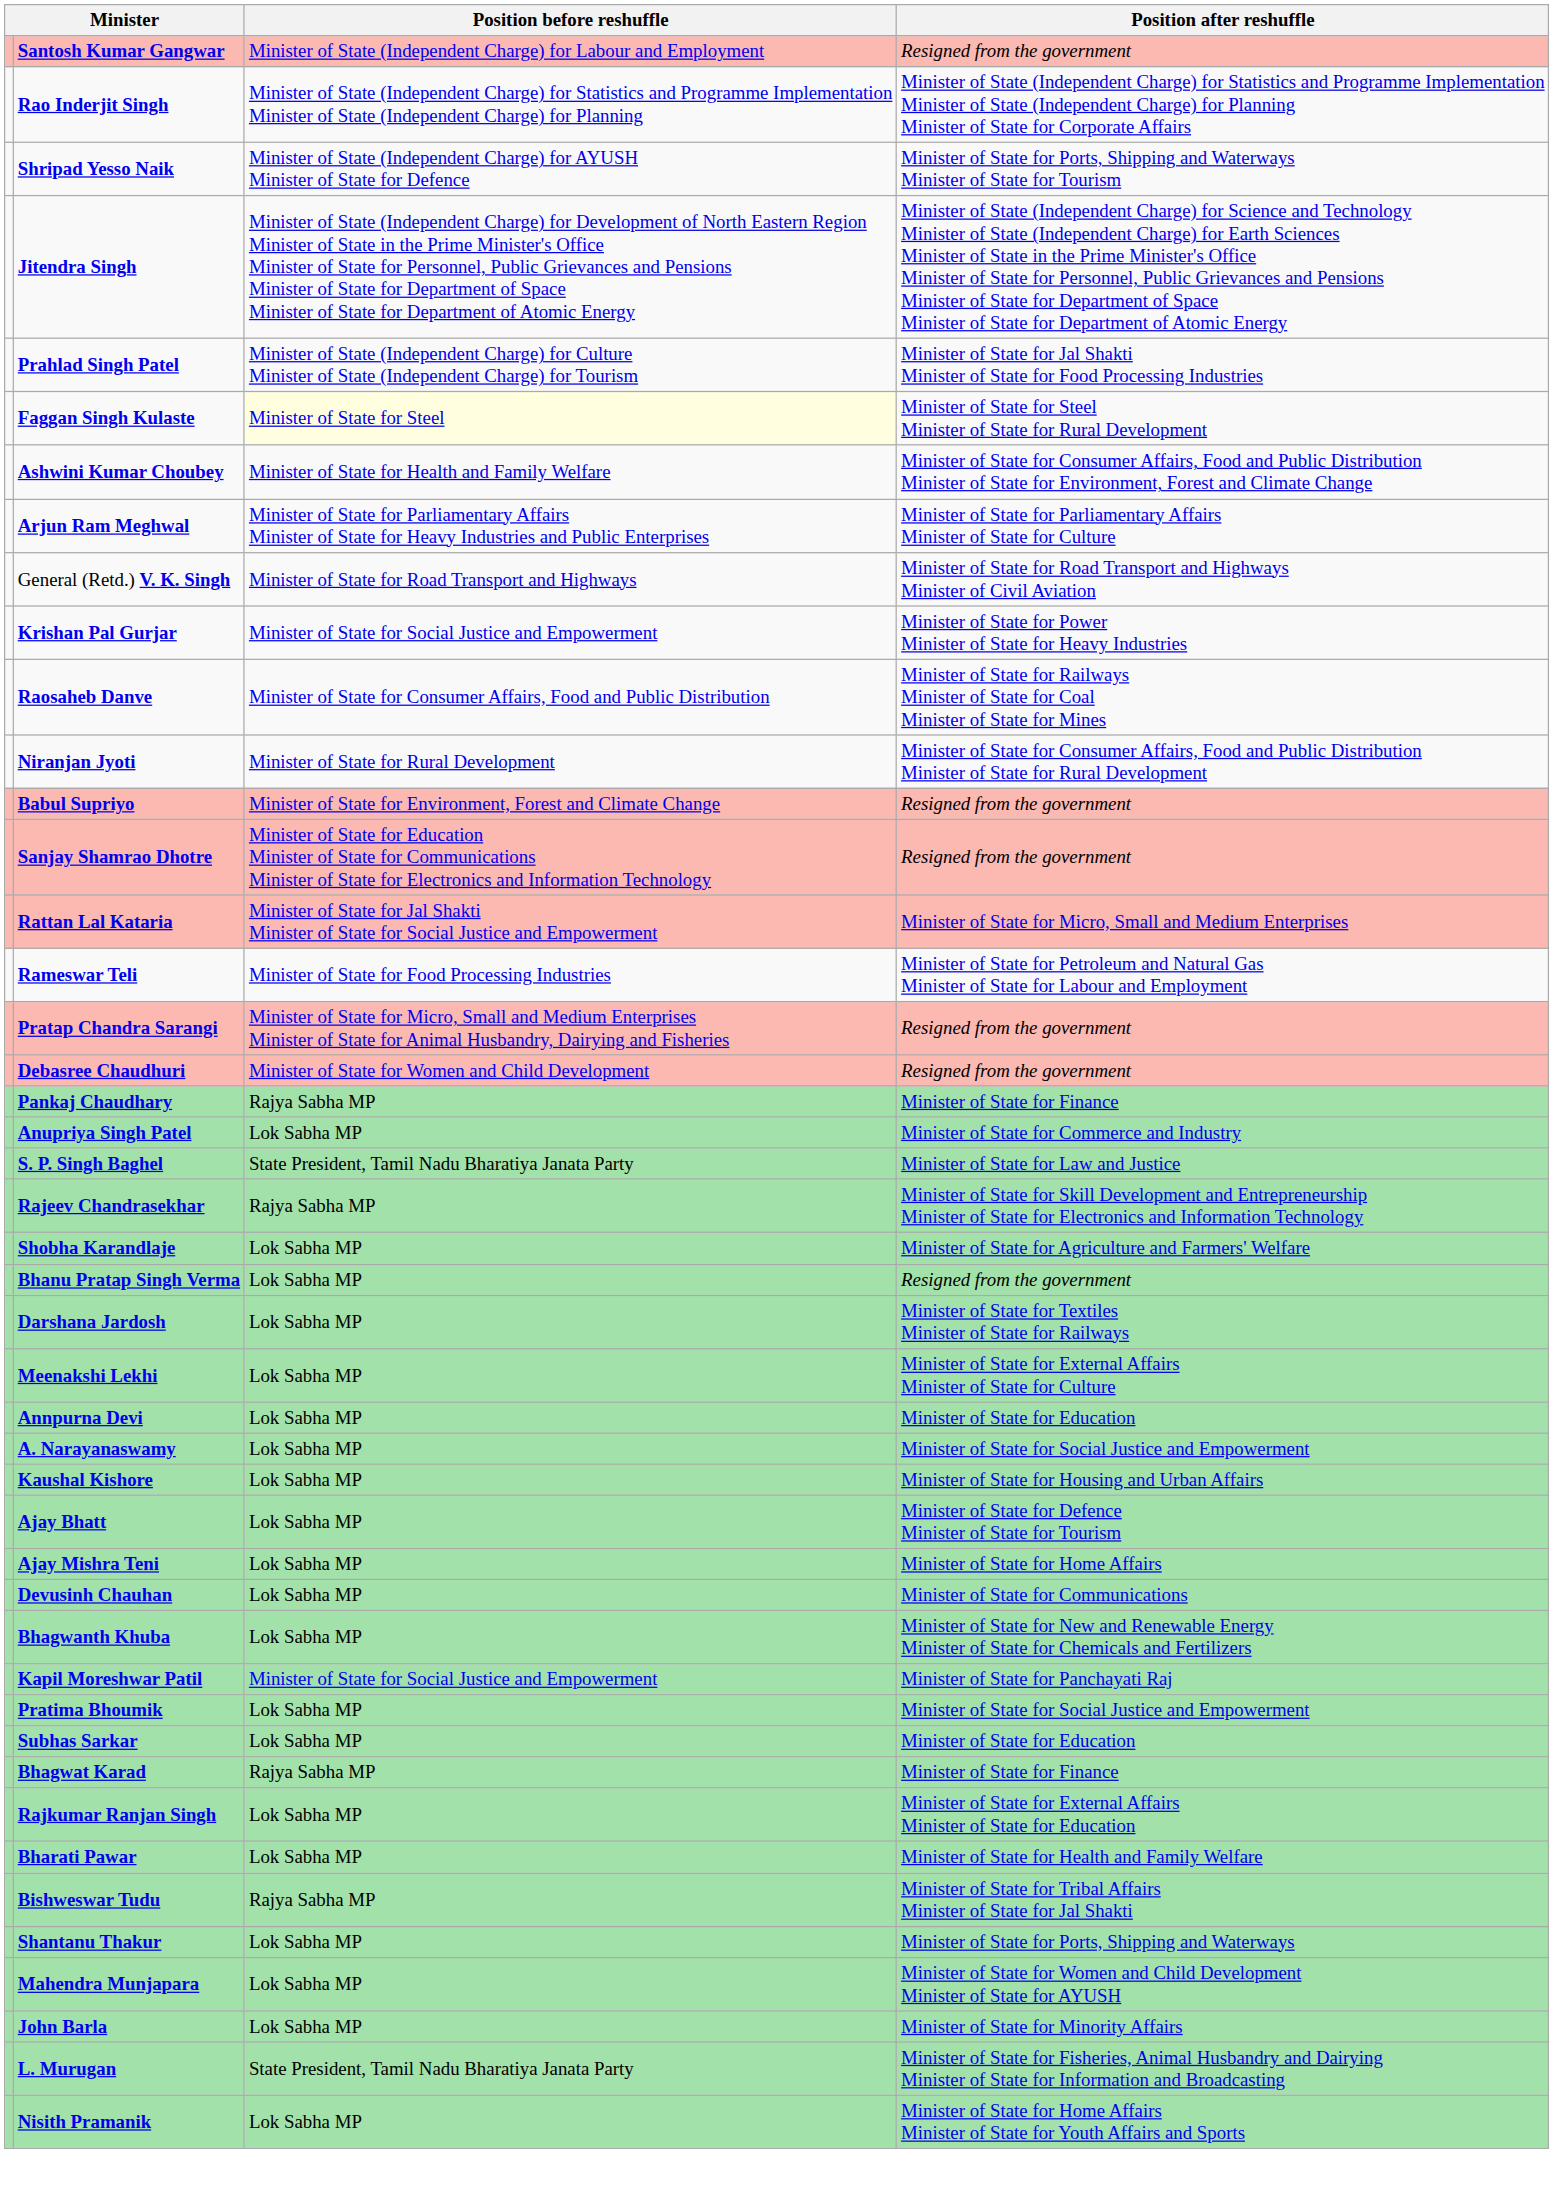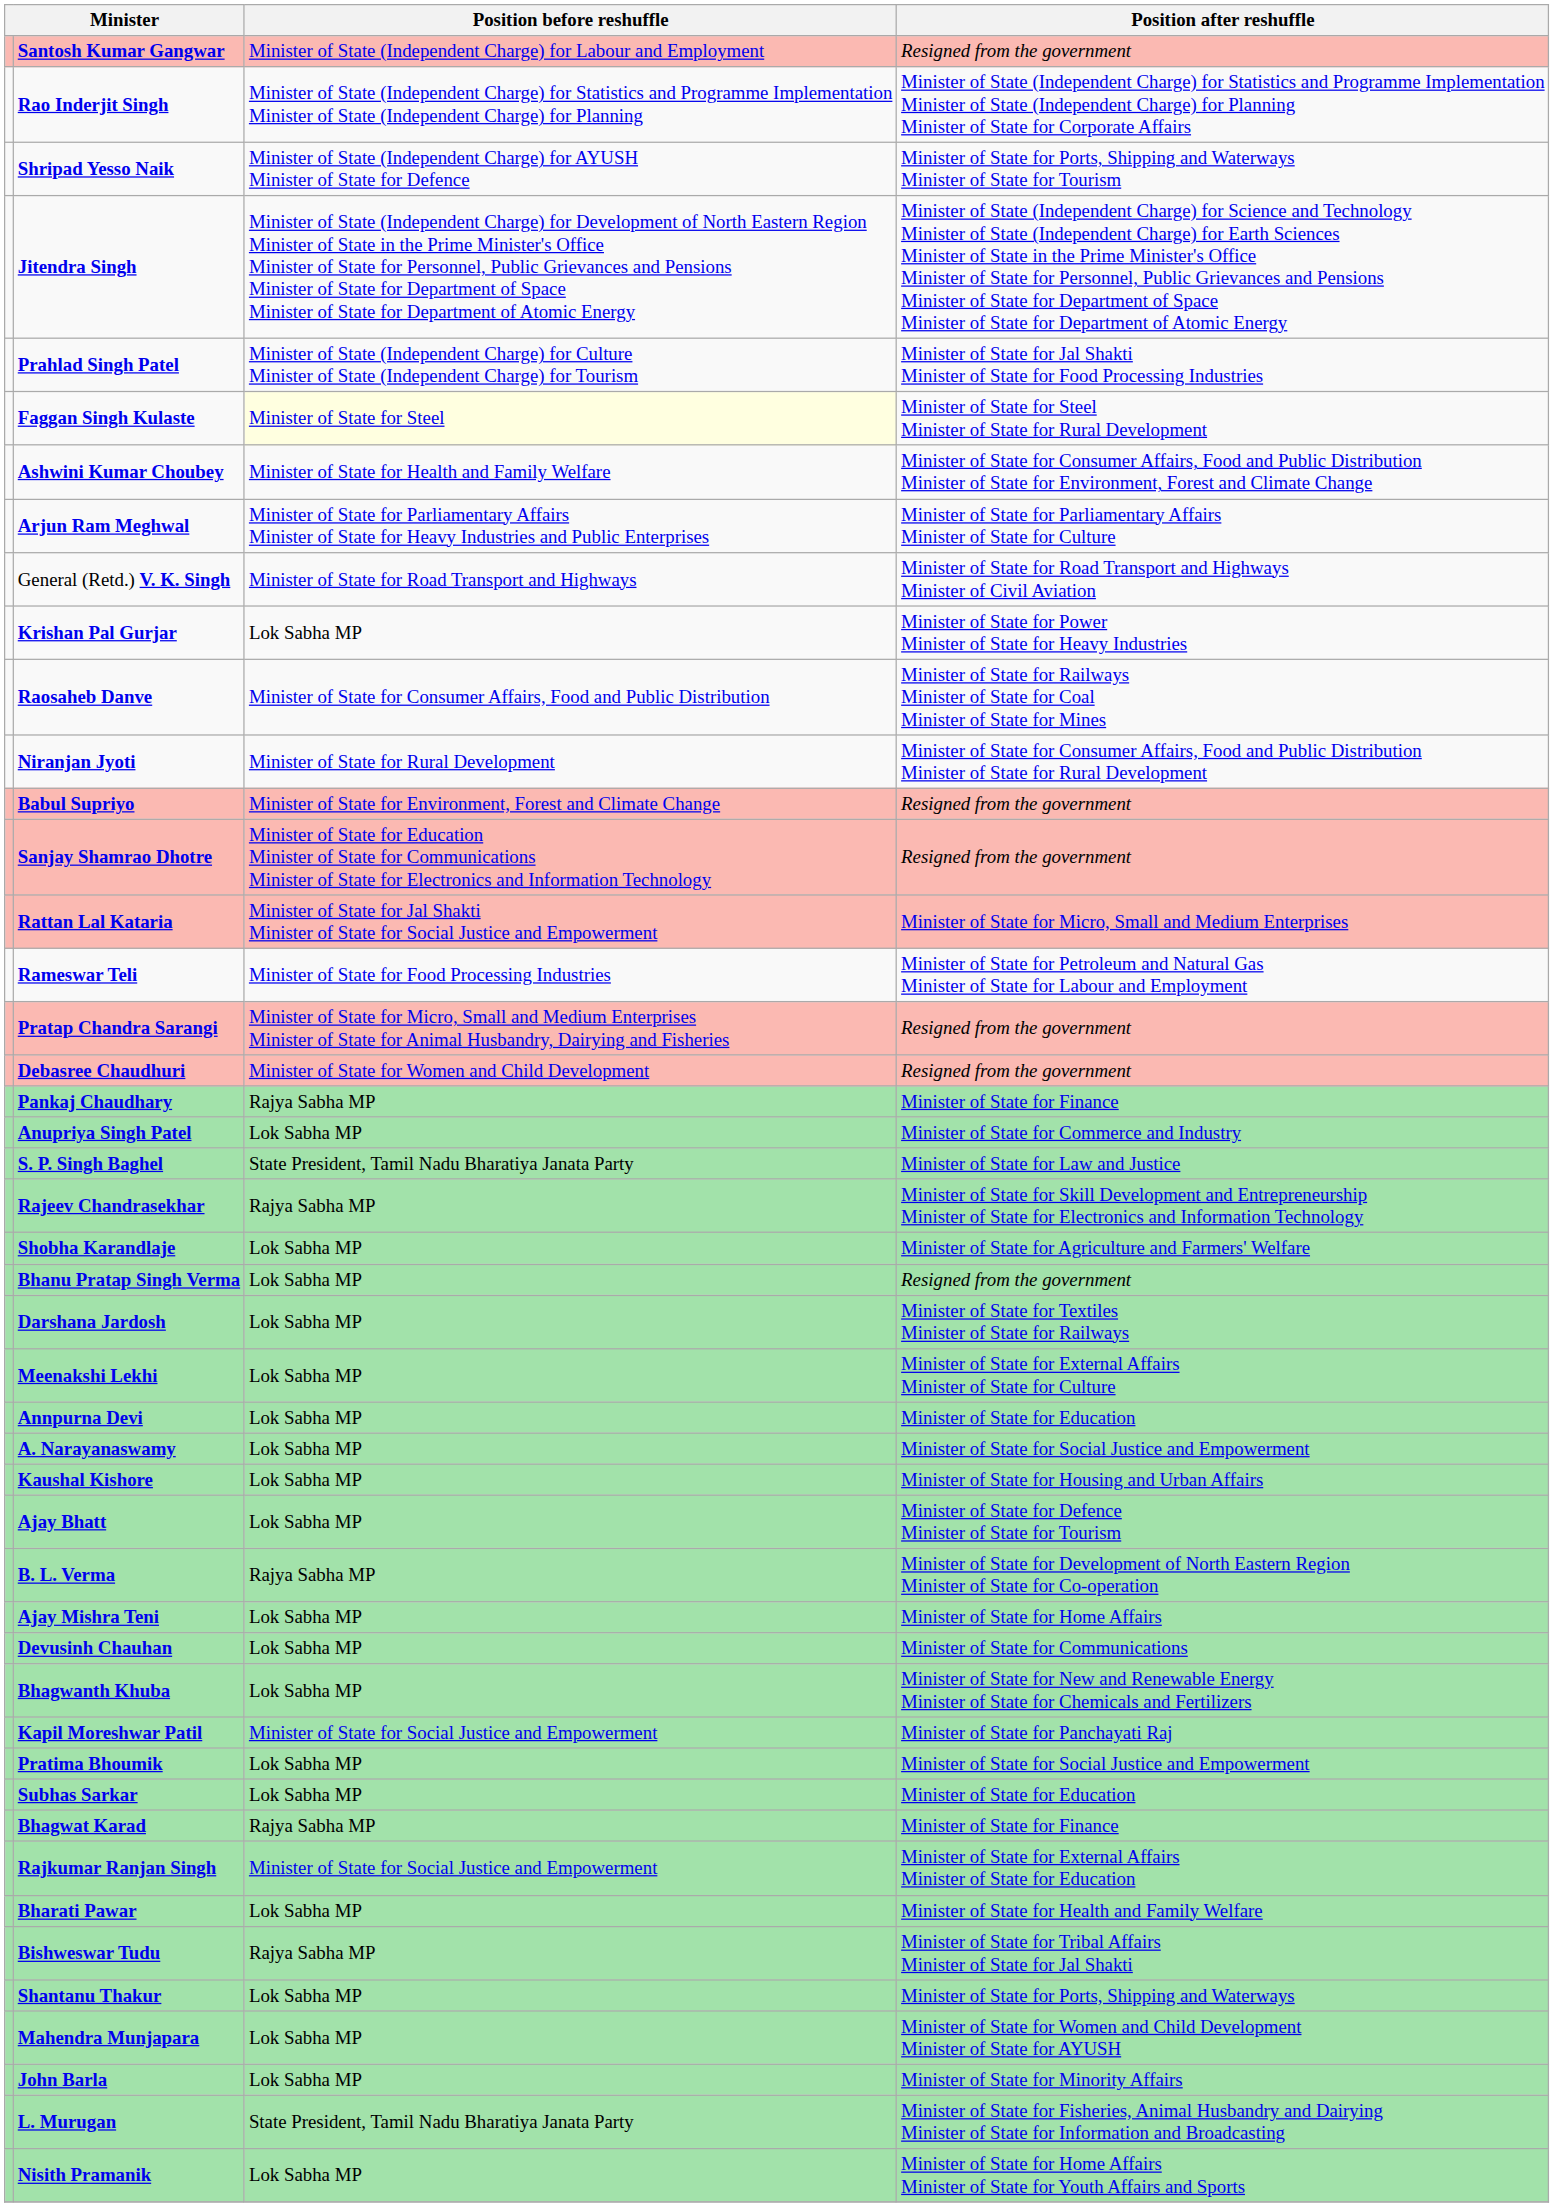(453, 632) Minister of State for Social Justice and Empowerment -> (305, 632) Lok Sabha MP
+ row: (66, 1575)
(305, 1814) Lok Sabha MP -> (453, 1868) Minister of State for Social Justice and Empowerment
